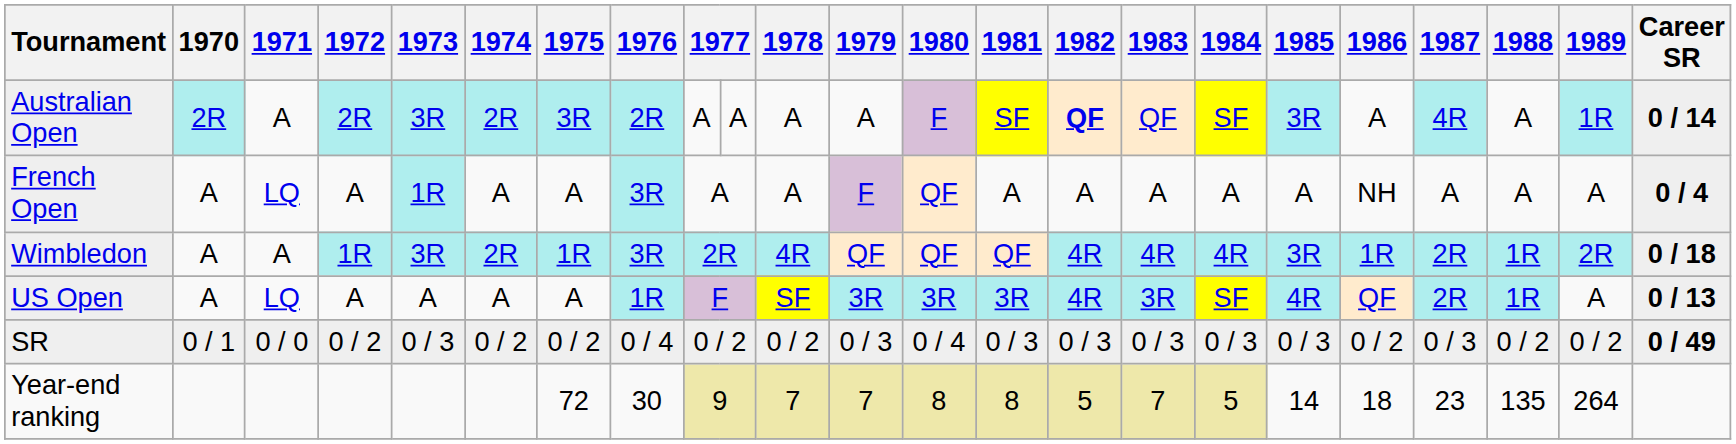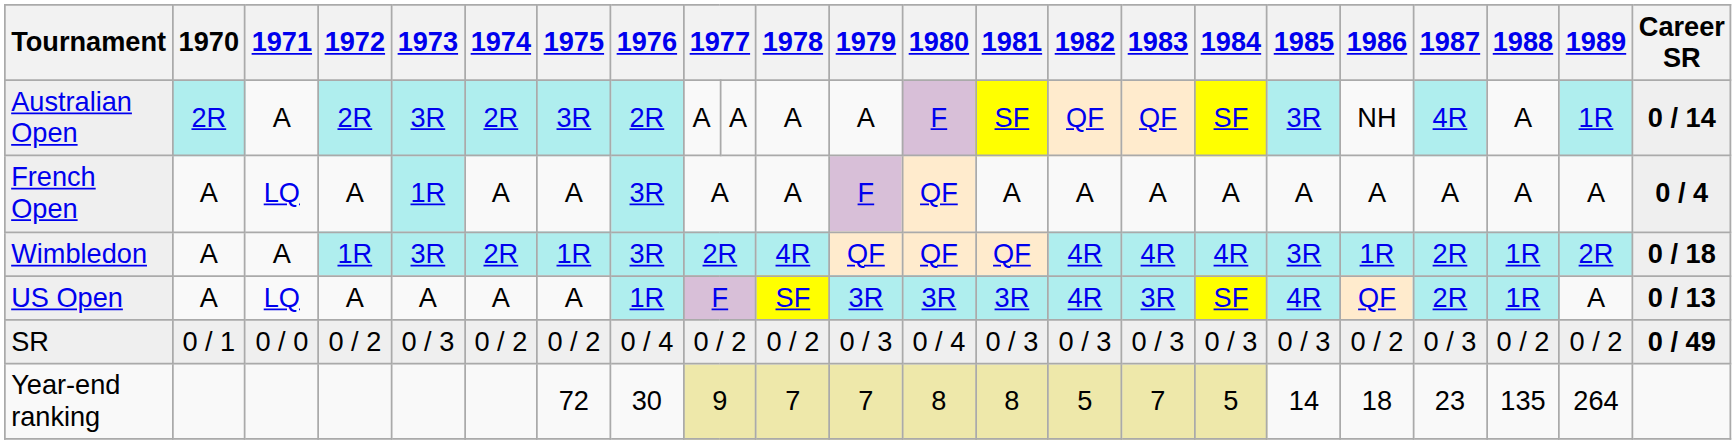(1085, 117) bold -> (1085, 117) normal
(1377, 117) A -> (1377, 117) NH
(1377, 192) NH -> (1377, 192) A
